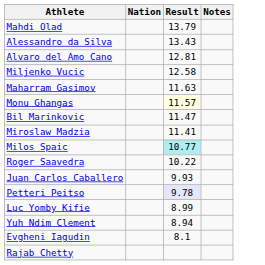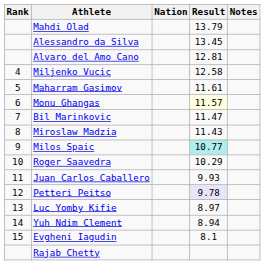+ column: (18, 12)
(182, 42) 13.43 -> (209, 42) 13.45
(182, 87) 11.63 -> (209, 87) 11.61
(182, 132) 11.41 -> (209, 132) 11.43
(182, 162) 10.22 -> (209, 162) 10.29
(182, 207) 8.99 -> (209, 207) 8.97
